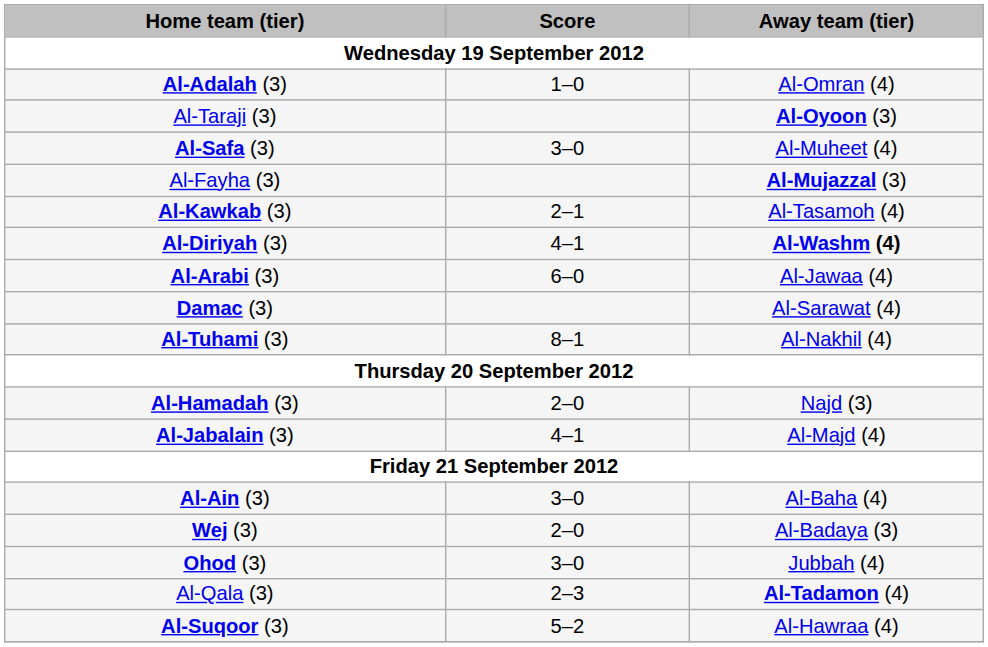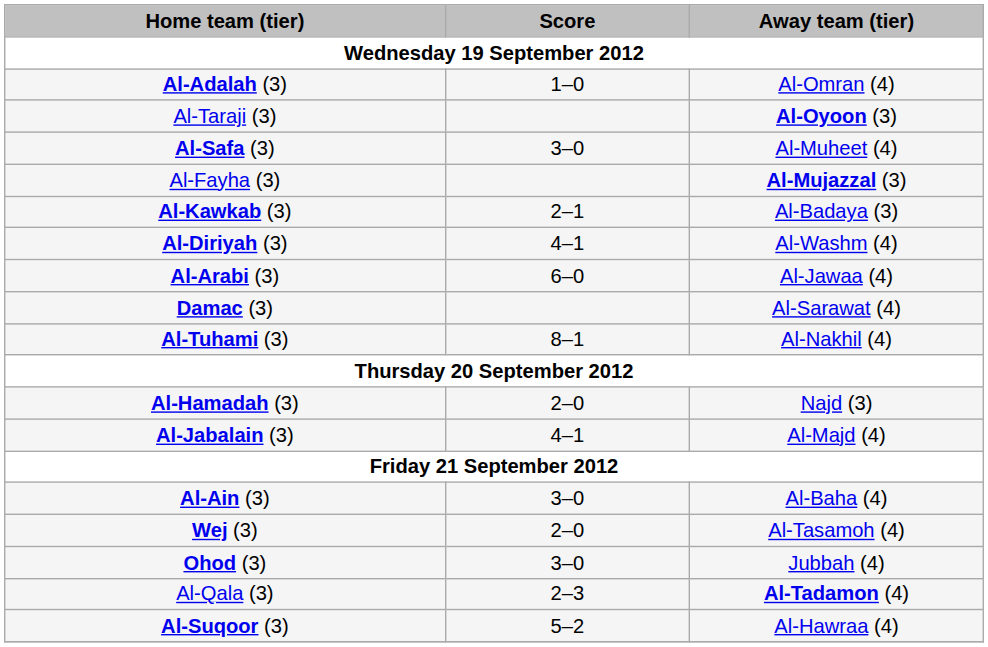(837, 212) Al-Tasamoh (4) -> (836, 212) Al-Badaya (3)
(837, 244) bold -> (837, 244) normal
(836, 531) Al-Badaya (3) -> (837, 531) Al-Tasamoh (4)
